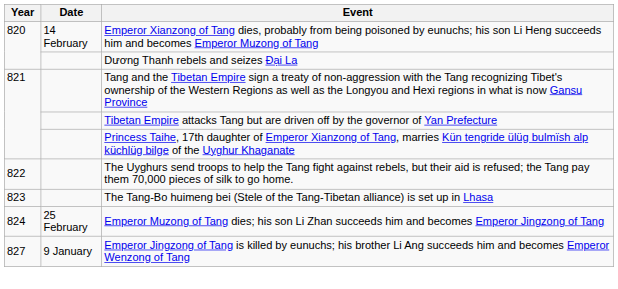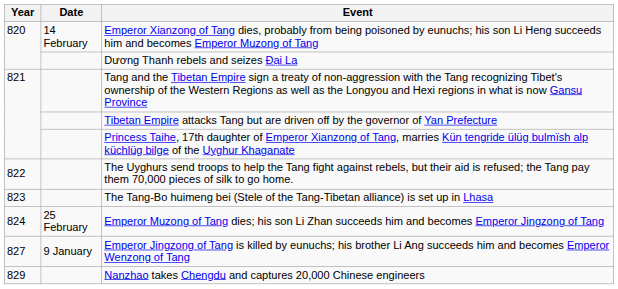+ row: (265, 275)
